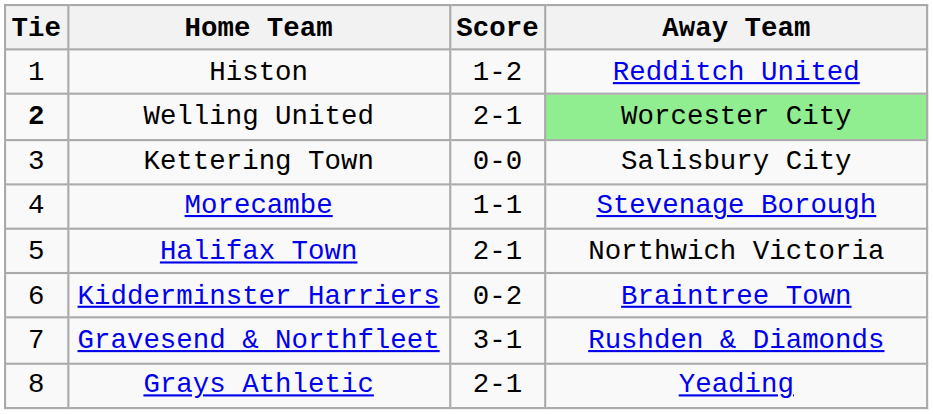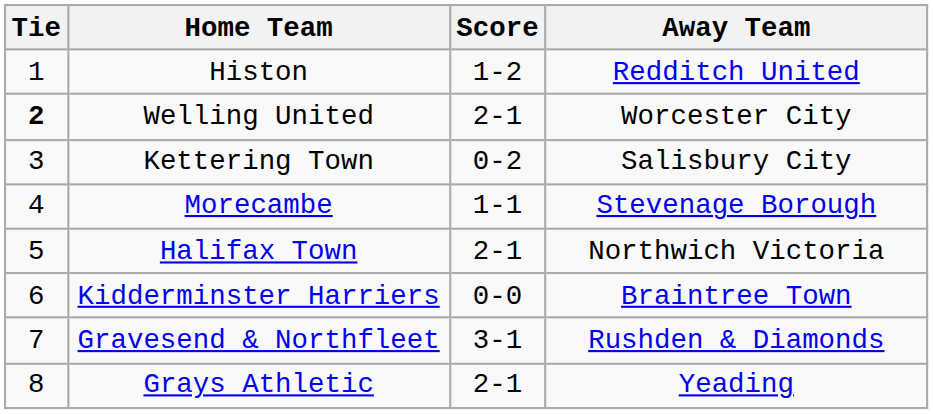(736, 117) lightgreen background -> (736, 117) no background
(497, 162) 0-0 -> (497, 162) 0-2
(497, 296) 0-2 -> (497, 296) 0-0
